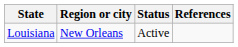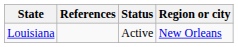columns swapped: (96, 14) <-> (203, 14)
